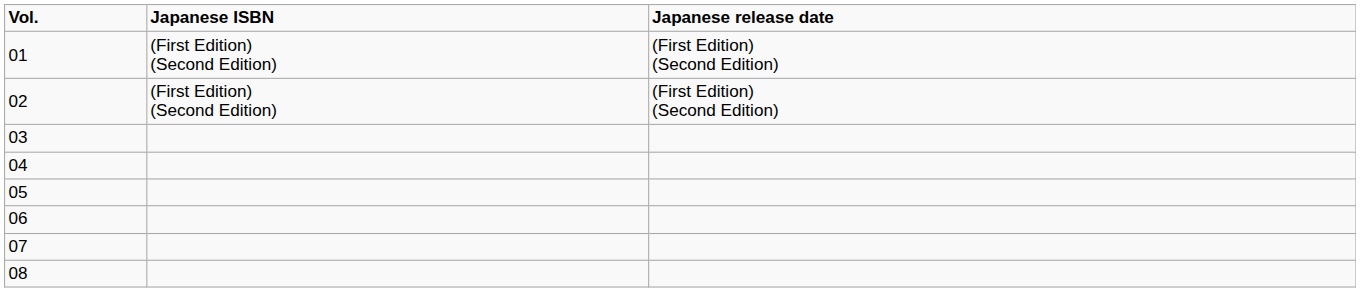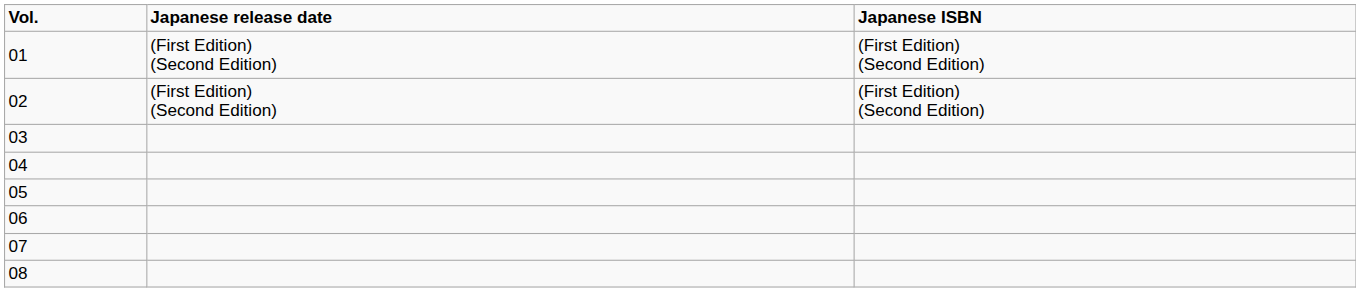columns swapped: (743, 18) <-> (212, 18)
